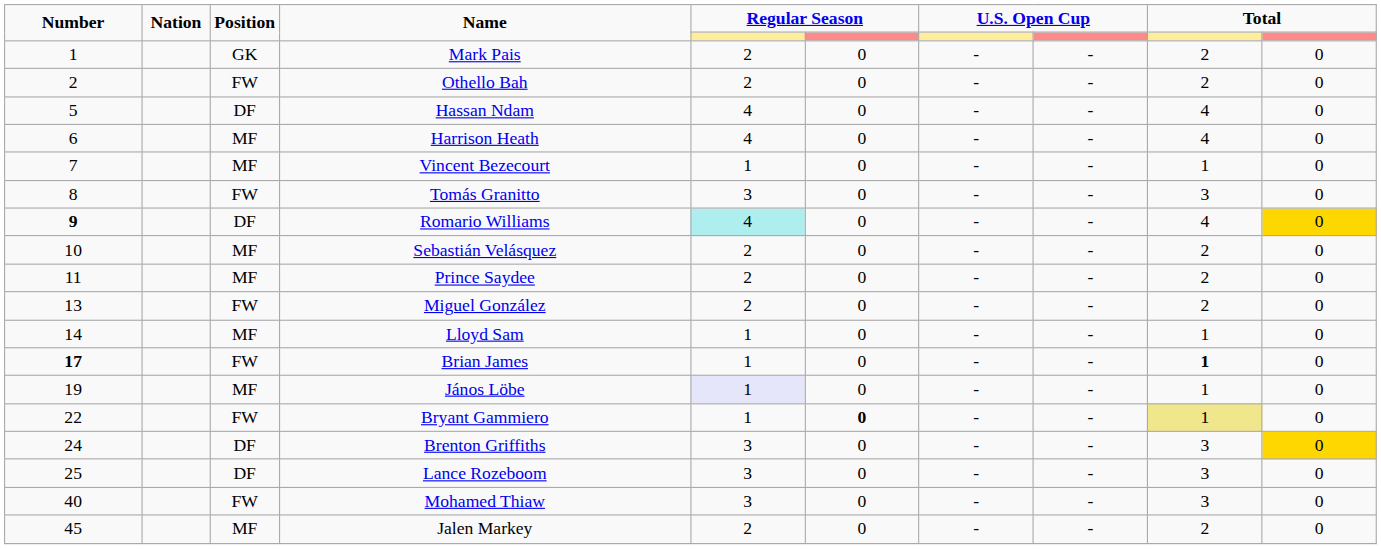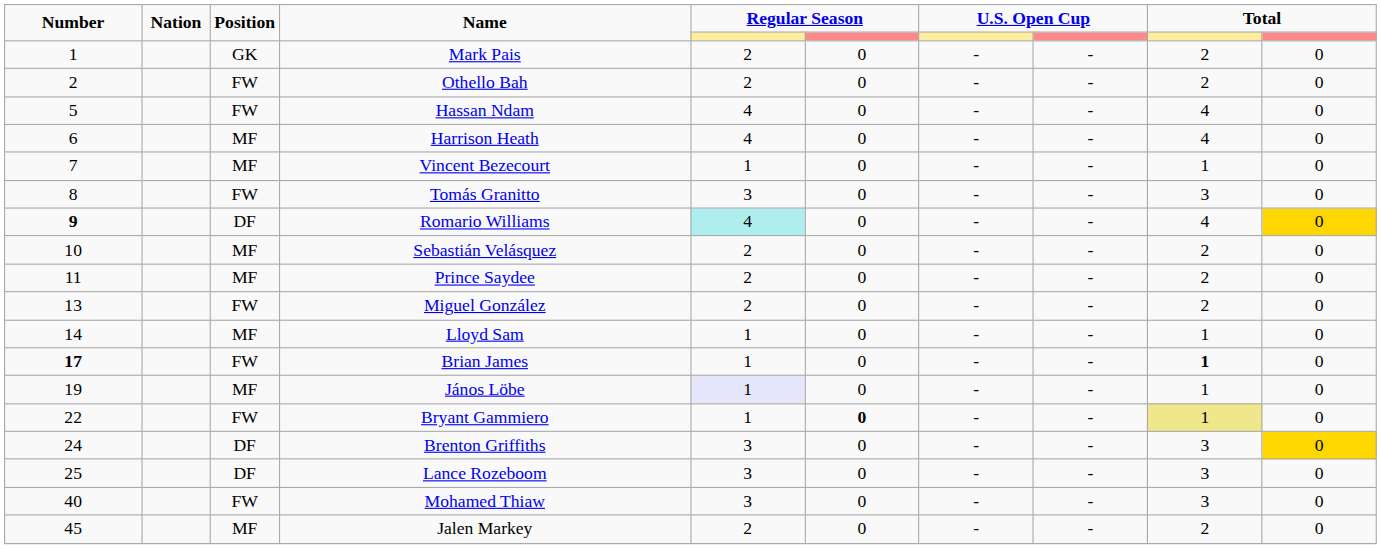(245, 110) DF -> (245, 110) FW
